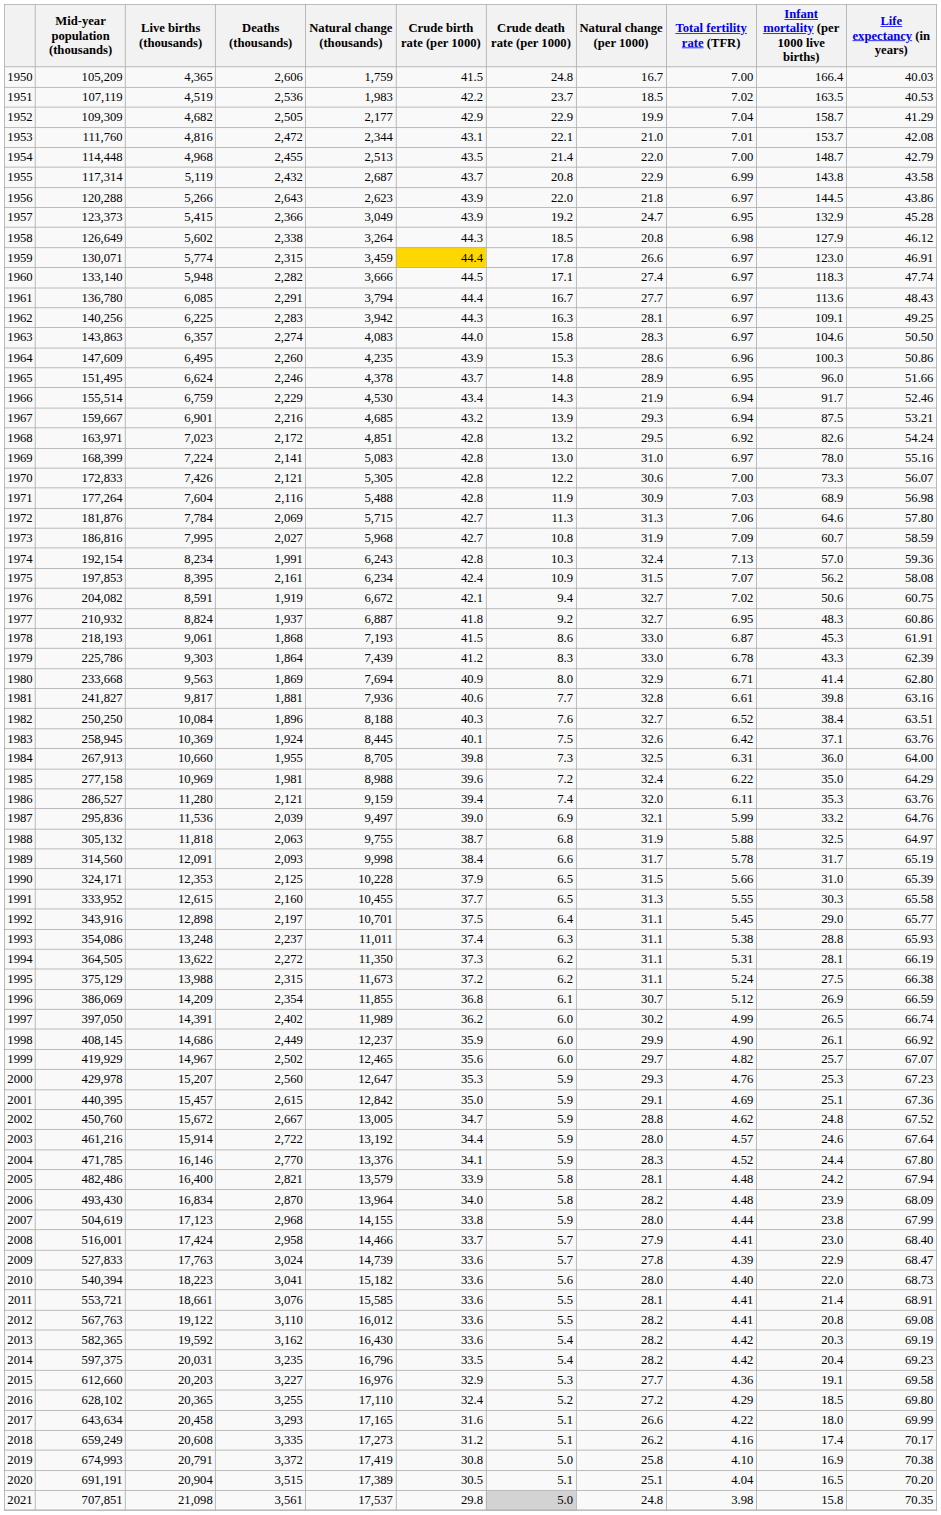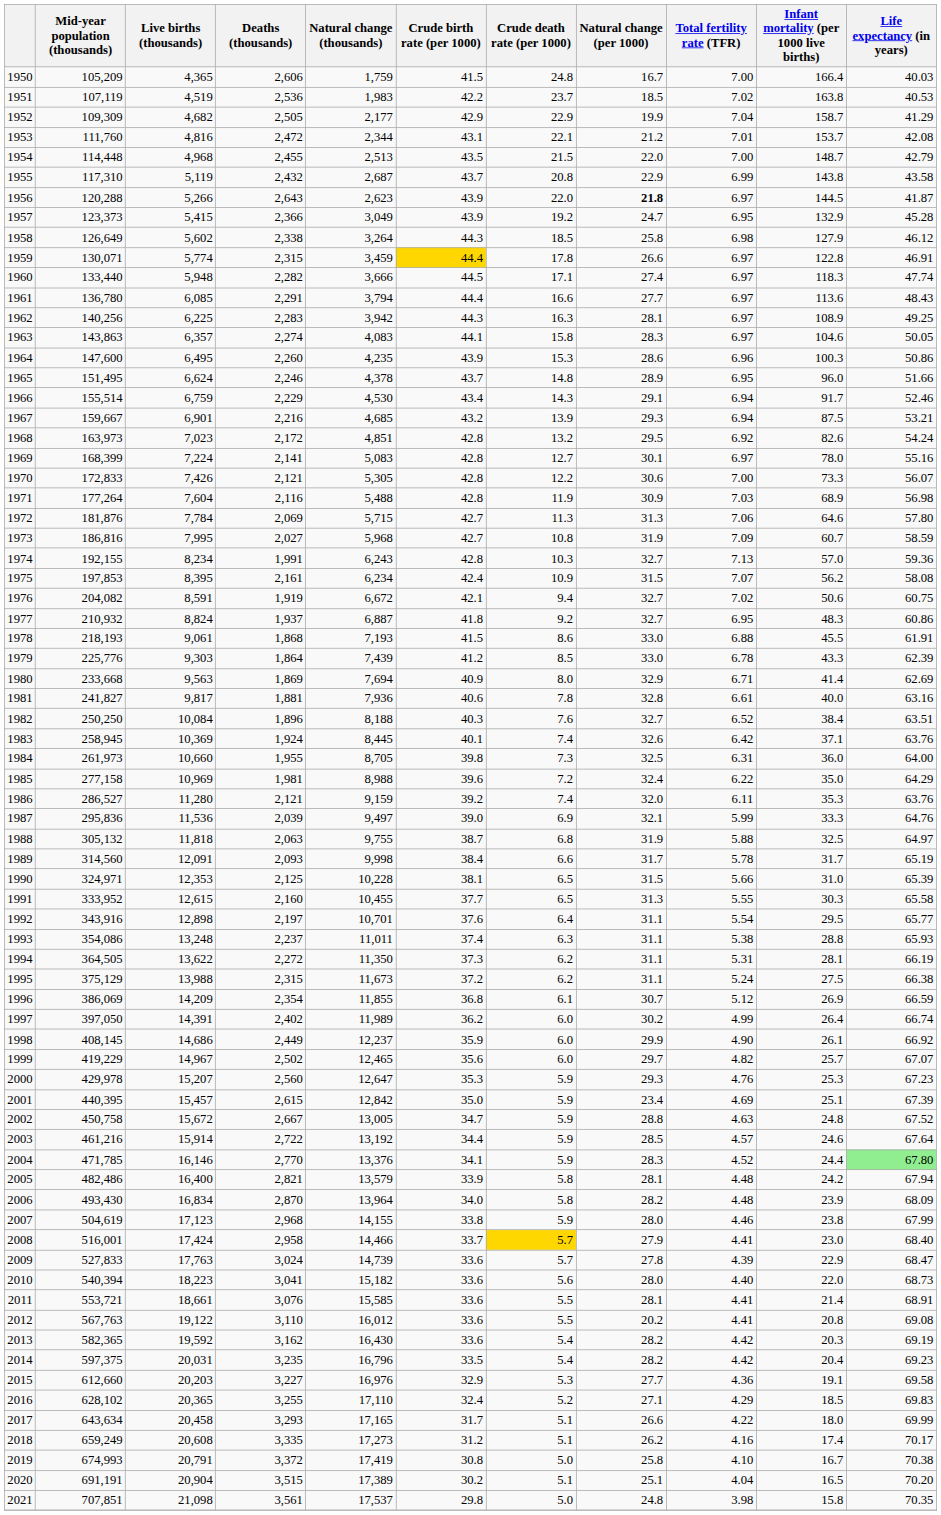(829, 97) 163.5 -> (829, 97) 163.8
(652, 137) 21.0 -> (652, 137) 21.2
(562, 157) 21.4 -> (562, 157) 21.5
(102, 177) 117,314 -> (102, 177) 117,310
(652, 197) normal -> (652, 197) bold
(919, 197) 43.86 -> (919, 197) 41.87
(652, 237) 20.8 -> (652, 237) 25.8
(829, 257) 123.0 -> (829, 257) 122.8
(102, 277) 133,140 -> (102, 277) 133,440
(562, 297) 16.7 -> (562, 297) 16.6
(829, 317) 109.1 -> (829, 317) 108.9
(472, 337) 44.0 -> (472, 337) 44.1
(919, 337) 50.50 -> (919, 337) 50.05
(102, 357) 147,609 -> (102, 357) 147,600
(652, 397) 21.9 -> (652, 397) 29.1
(102, 438) 163,971 -> (102, 438) 163,973
(562, 458) 13.0 -> (562, 458) 12.7
(652, 458) 31.0 -> (652, 458) 30.1
(102, 558) 192,154 -> (102, 558) 192,155
(652, 558) 32.4 -> (652, 558) 32.7
(742, 638) 6.87 -> (742, 638) 6.88
(832, 638) 45.3 -> (832, 638) 45.5
(102, 658) 225,786 -> (102, 658) 225,776
(565, 658) 8.3 -> (565, 658) 8.5
(919, 678) 62.80 -> (919, 678) 62.69
(565, 698) 7.7 -> (565, 698) 7.8
(832, 698) 39.8 -> (832, 698) 40.0
(565, 738) 7.5 -> (565, 738) 7.4
(102, 758) 267,913 -> (102, 758) 261,973
(472, 798) 39.4 -> (472, 798) 39.2
(832, 818) 33.2 -> (832, 818) 33.3
(102, 879) 324,171 -> (102, 879) 324,971
(472, 879) 37.9 -> (472, 879) 38.1
(472, 919) 37.5 -> (472, 919) 37.6
(742, 919) 5.45 -> (742, 919) 5.54
(832, 919) 29.0 -> (832, 919) 29.5
(832, 1019) 26.5 -> (832, 1019) 26.4
(102, 1059) 419,929 -> (102, 1059) 419,229
(652, 1099) 29.1 -> (652, 1099) 23.4
(919, 1099) 67.36 -> (919, 1099) 67.39
(102, 1119) 450,760 -> (102, 1119) 450,758
(742, 1119) 4.62 -> (742, 1119) 4.63
(652, 1139) 28.0 -> (652, 1139) 28.5
(919, 1159) no background -> (919, 1159) lightgreen background
(742, 1219) 4.44 -> (742, 1219) 4.46
(565, 1239) no background -> (565, 1239) gold background
(652, 1320) 28.2 -> (652, 1320) 20.2
(652, 1400) 27.2 -> (652, 1400) 27.1
(919, 1400) 69.80 -> (919, 1400) 69.83
(472, 1420) 31.6 -> (472, 1420) 31.7
(832, 1460) 16.9 -> (832, 1460) 16.7
(472, 1480) 30.5 -> (472, 1480) 30.2
(565, 1500) lightgrey background -> (565, 1500) no background
